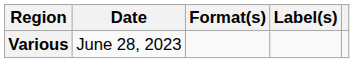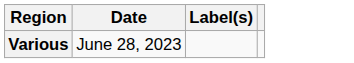- column: (228, 17)
